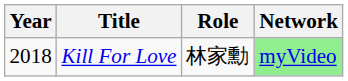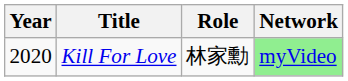(31, 56) 2018 -> (31, 56) 2020
